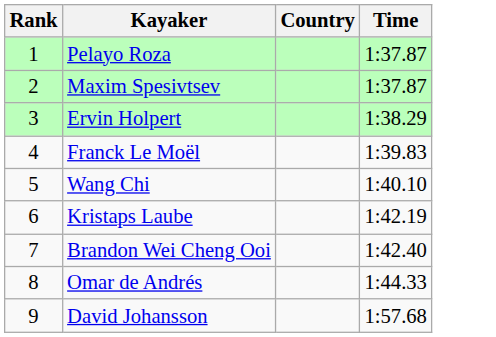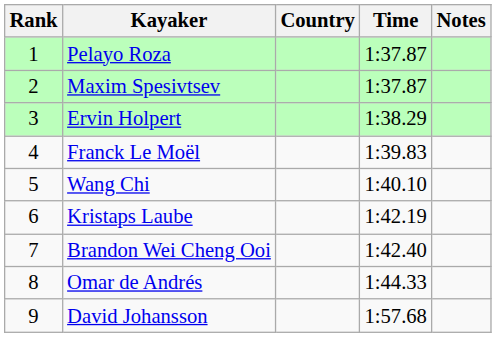+ column: (461, 20)
